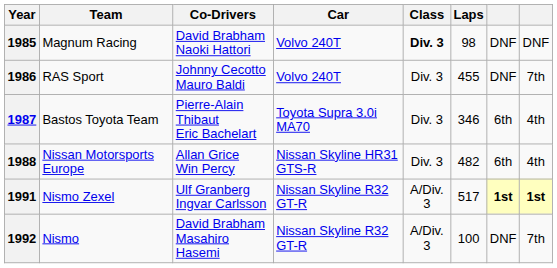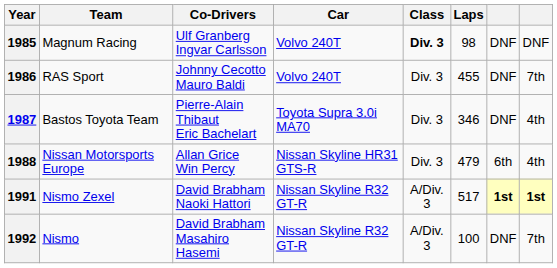(220, 43) David Brabham Naoki Hattori -> (221, 43) Ulf Granberg Ingvar Carlsson
(503, 120) 6th -> (503, 120) DNF
(469, 162) 482 -> (469, 162) 479
(221, 197) Ulf Granberg Ingvar Carlsson -> (220, 197) David Brabham Naoki Hattori
